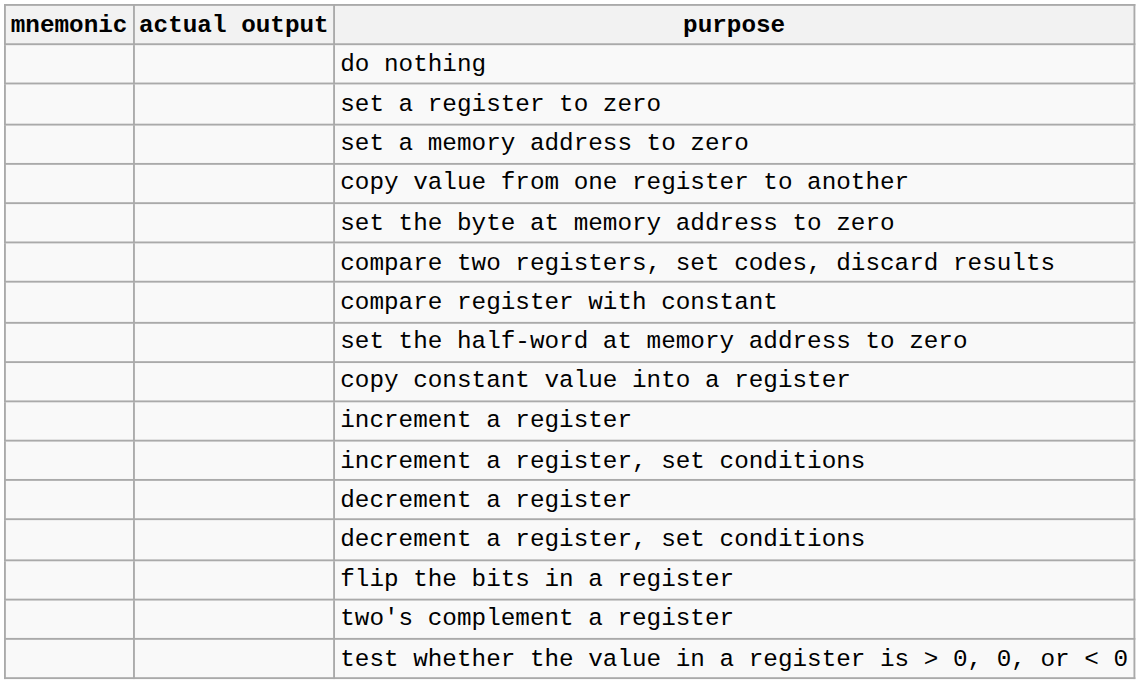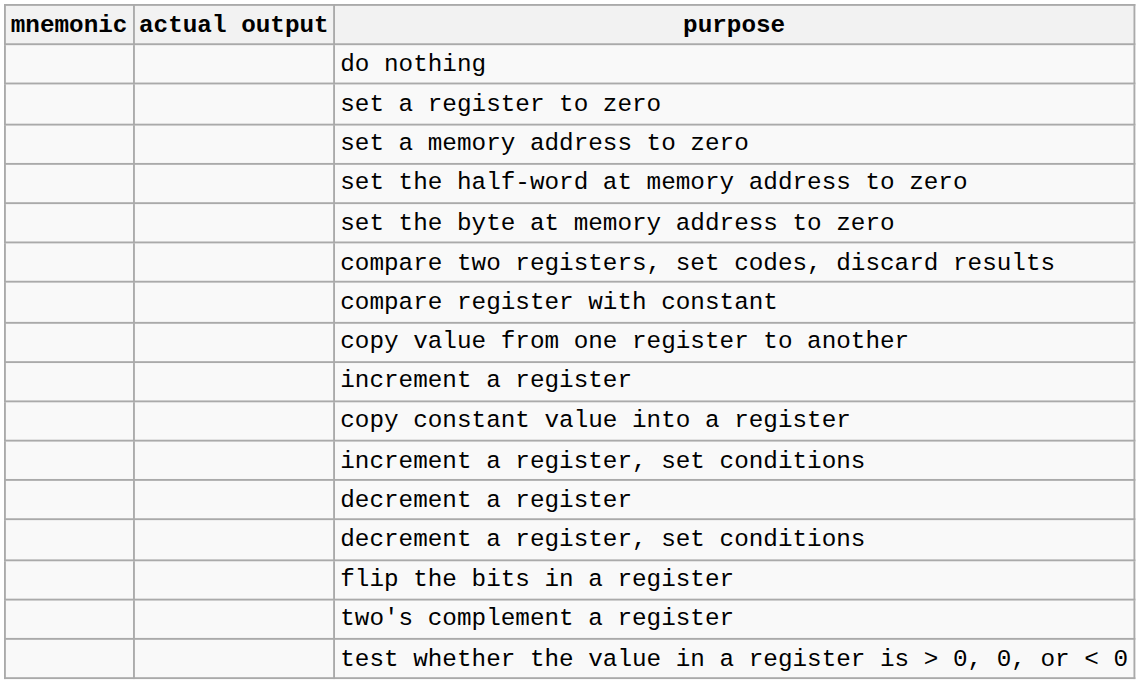rows swapped: (654, 342) <-> (625, 183)
rows swapped: (596, 381) <-> (486, 421)
